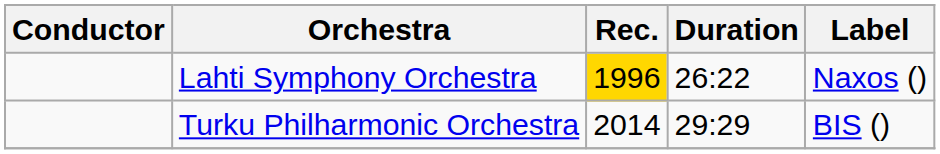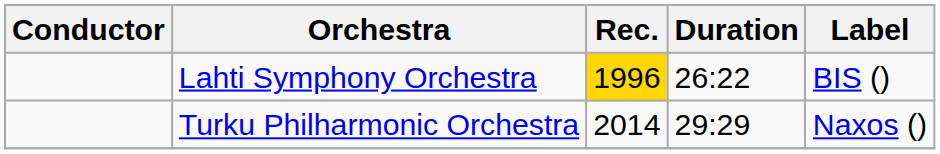(870, 77) Naxos () -> (852, 77) BIS ()
(852, 125) BIS () -> (870, 125) Naxos ()
